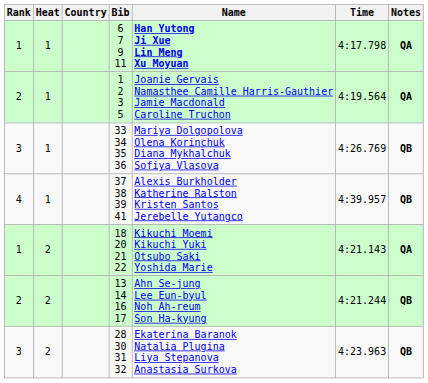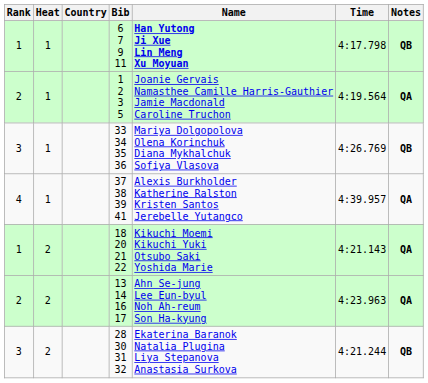(406, 46) QA -> (406, 46) QB
(406, 199) QB -> (406, 199) QA
(362, 301) 4:21.244 -> (362, 301) 4:23.963
(406, 301) QB -> (406, 301) QA
(362, 352) 4:23.963 -> (362, 352) 4:21.244
